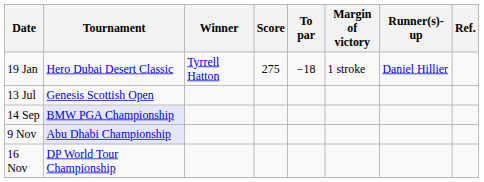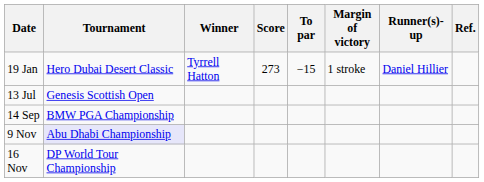(271, 69) 275 -> (271, 69) 273
(306, 69) −18 -> (306, 69) −15
(110, 115) lavender background -> (110, 115) no background
